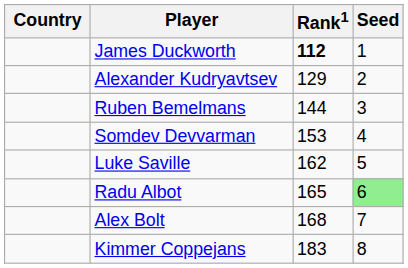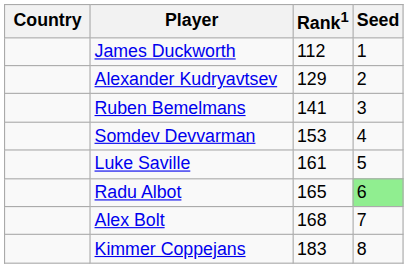(311, 51) bold -> (311, 51) normal
(312, 107) 144 -> (312, 107) 141
(312, 164) 162 -> (312, 164) 161
